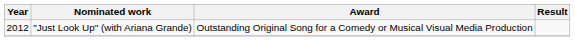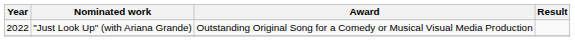(18, 28) 2012 -> (18, 28) 2022
